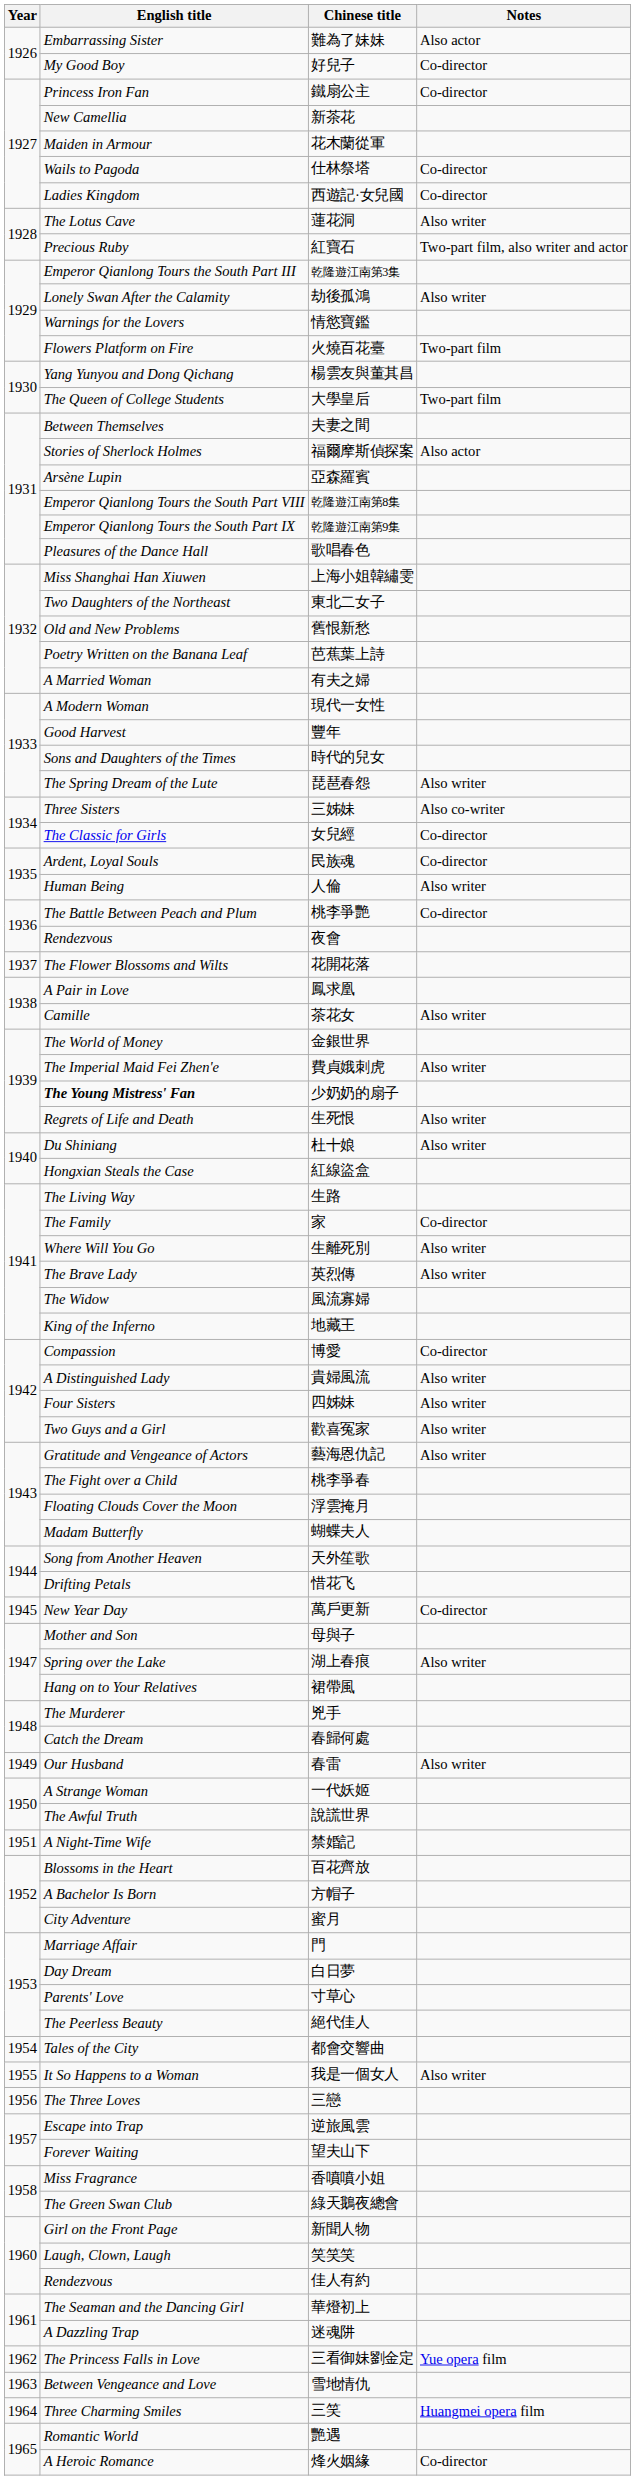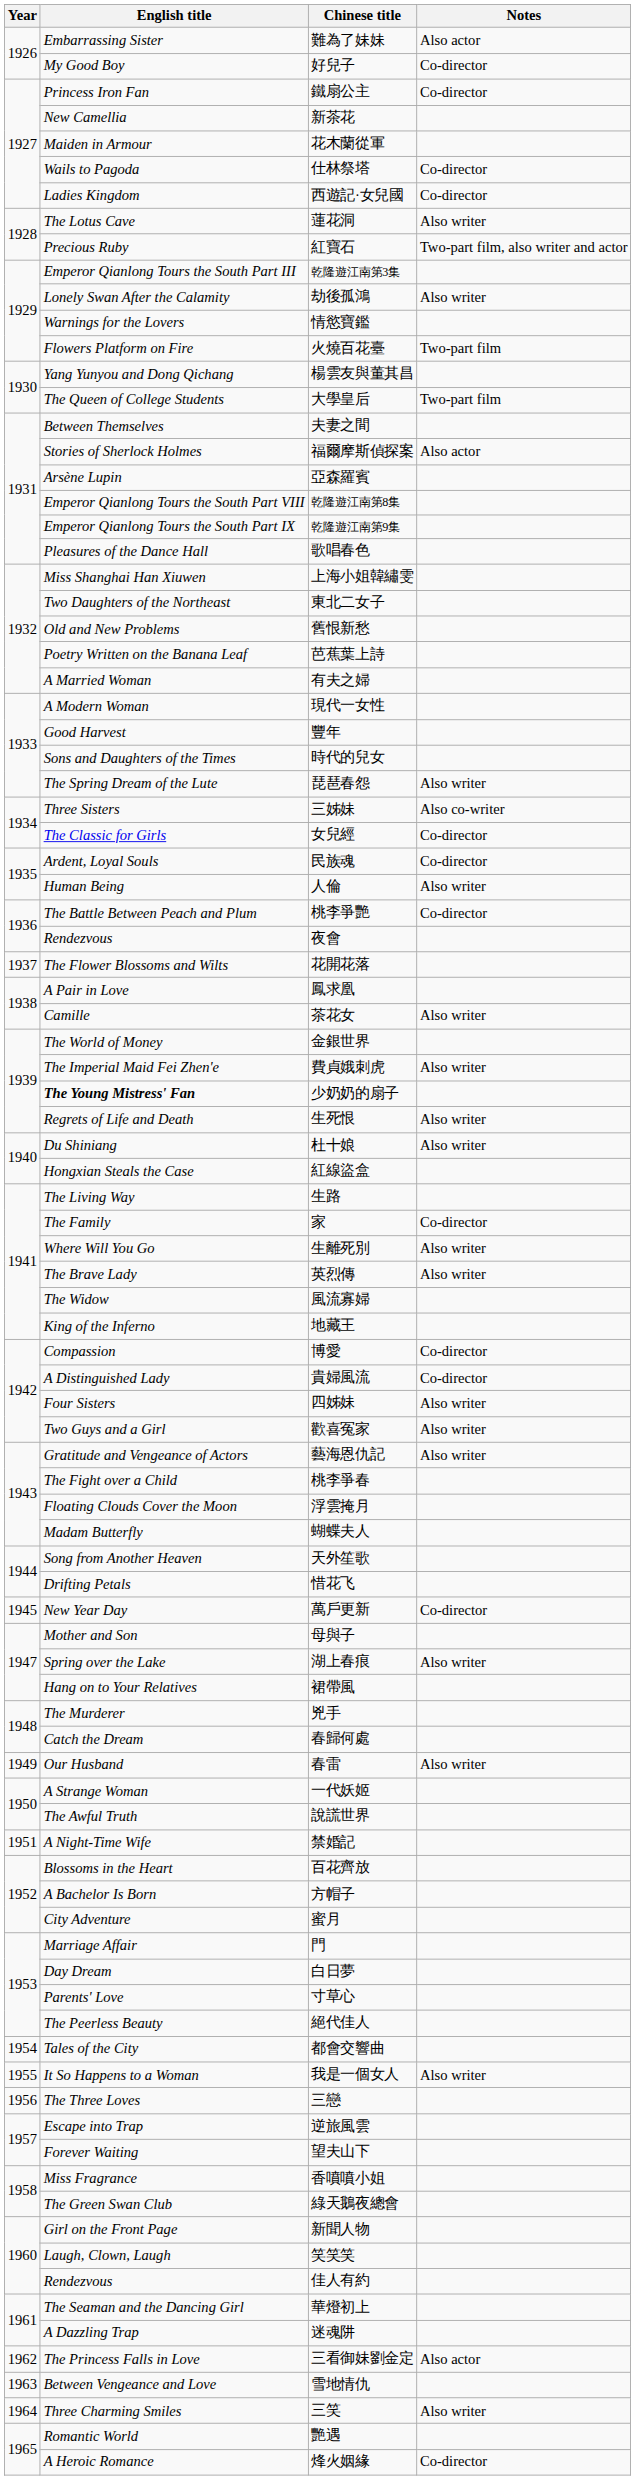(453, 1377) Also writer -> (454, 1377) Co-director
(463, 2358) Yue opera film -> (450, 2358) Also actor
(482, 2410) Huangmei opera film -> (453, 2410) Also writer
